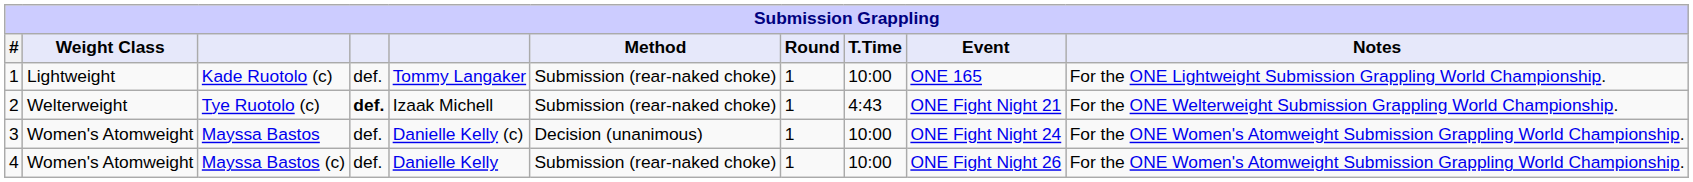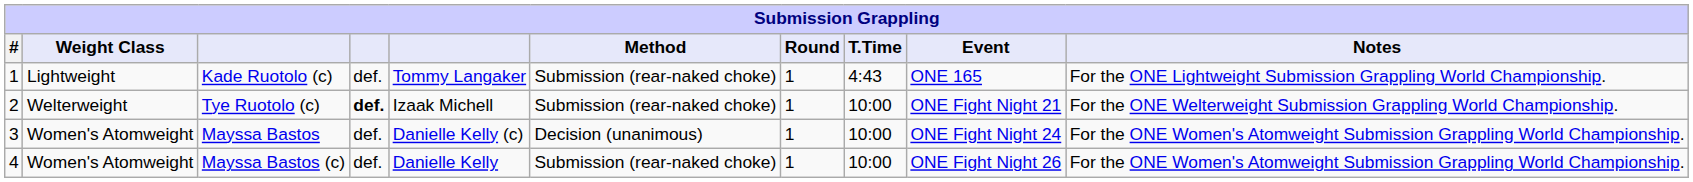(870, 76) 10:00 -> (865, 76) 4:43
(865, 105) 4:43 -> (870, 105) 10:00
